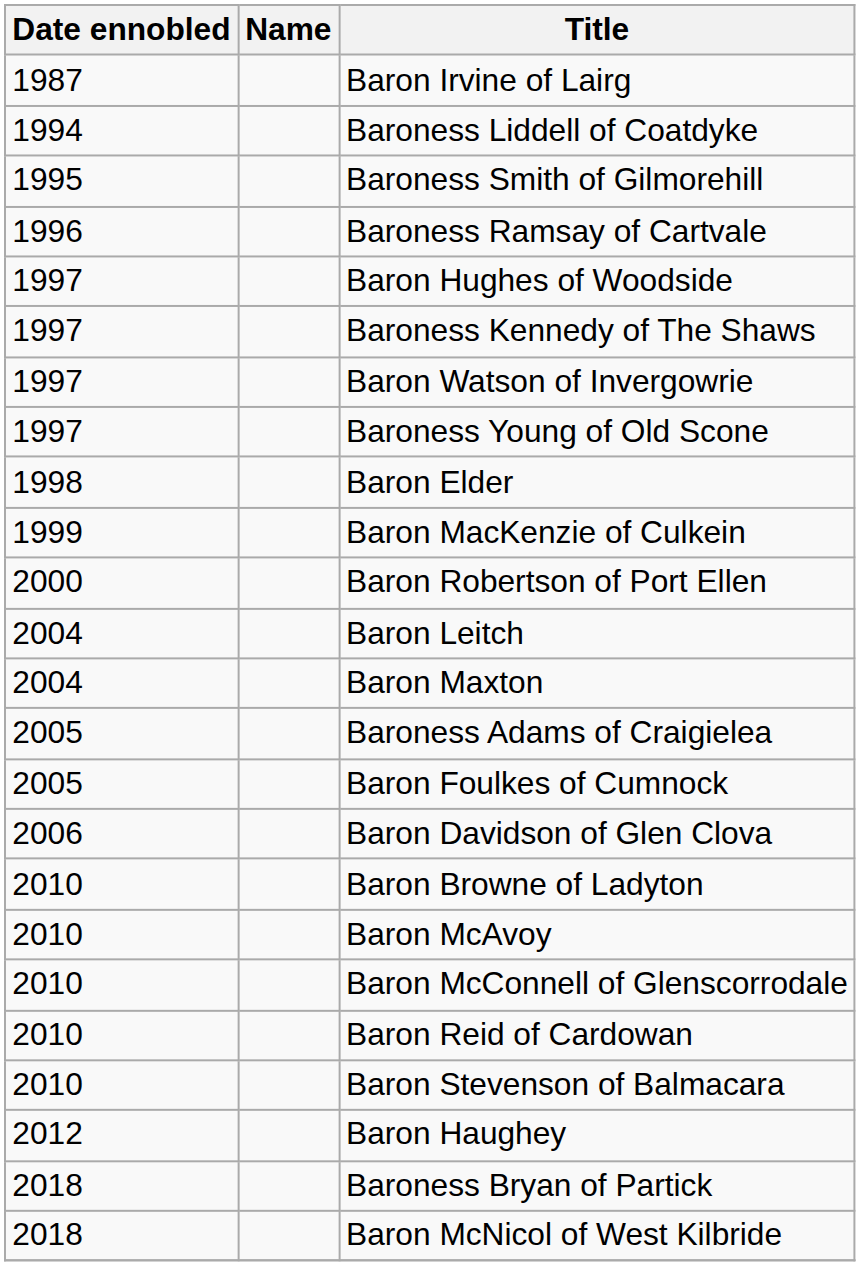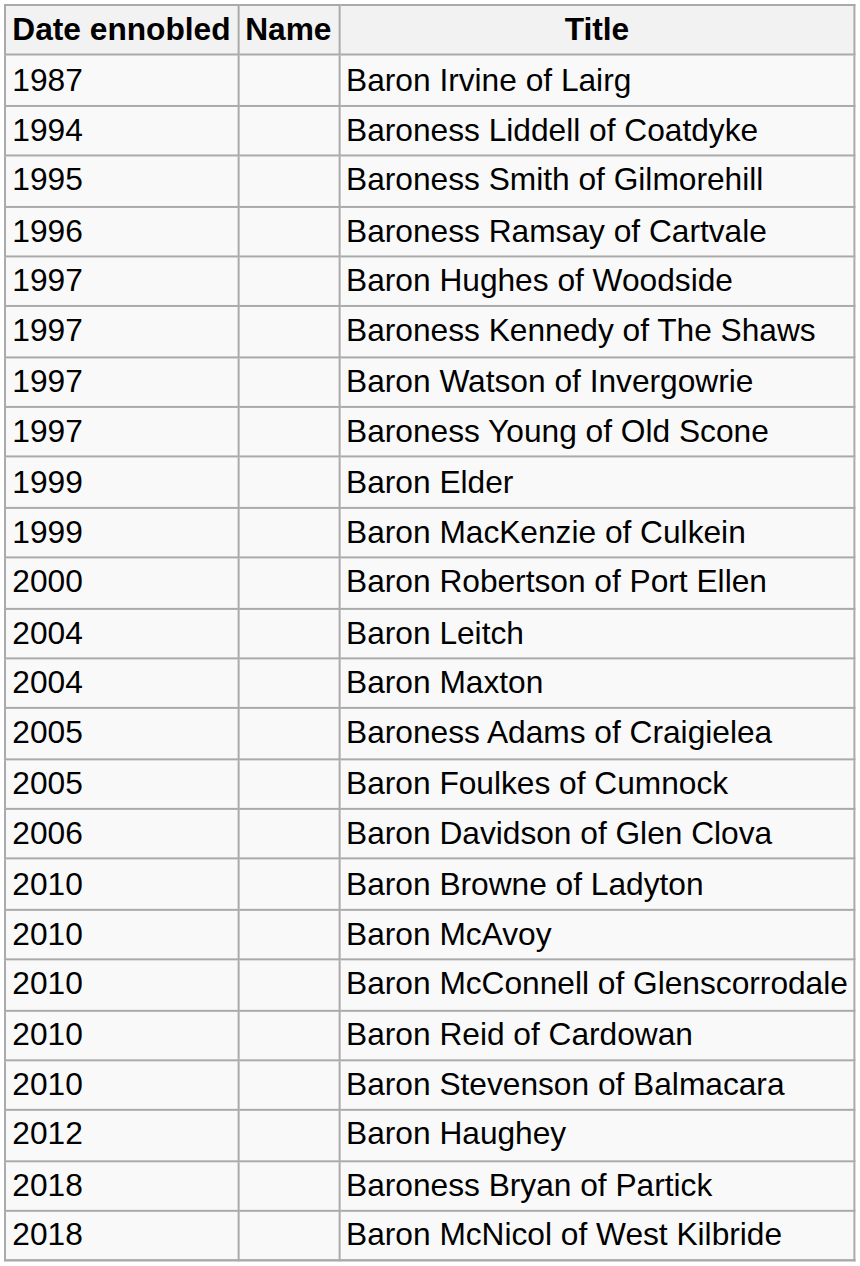(48, 481) 1998 -> (48, 481) 1999
